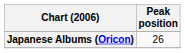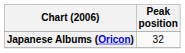(158, 39) 26 -> (158, 39) 32
